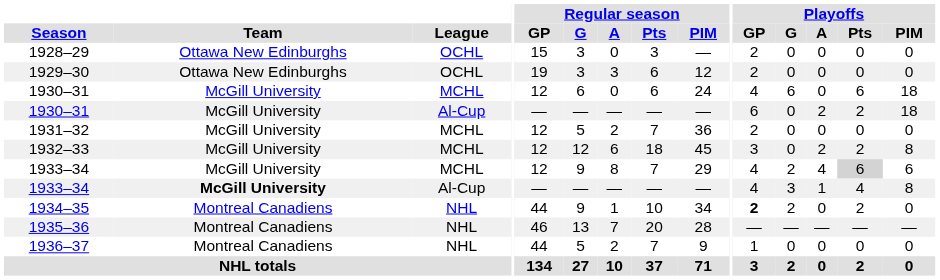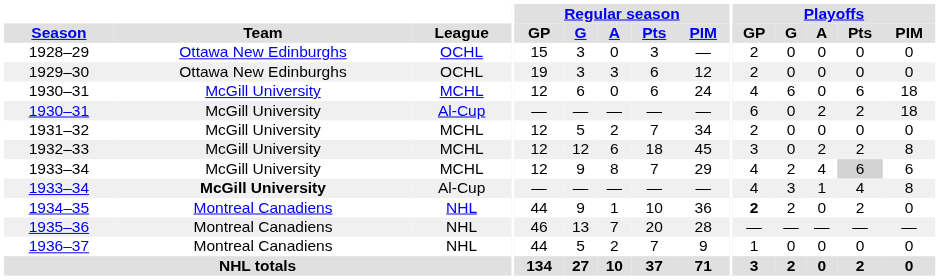(703, 130) 36 -> (703, 130) 34
(703, 207) 34 -> (703, 207) 36
